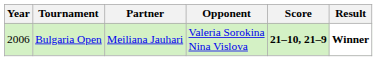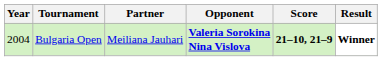(18, 39) 2006 -> (18, 39) 2004
(227, 39) normal -> (229, 39) bold
